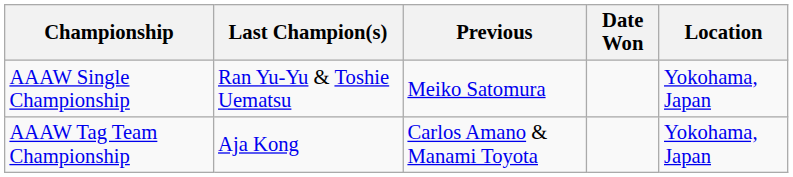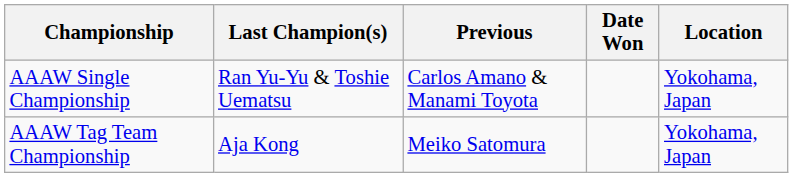(477, 88) Meiko Satomura -> (477, 88) Carlos Amano & Manami Toyota
(477, 144) Carlos Amano & Manami Toyota -> (477, 144) Meiko Satomura
